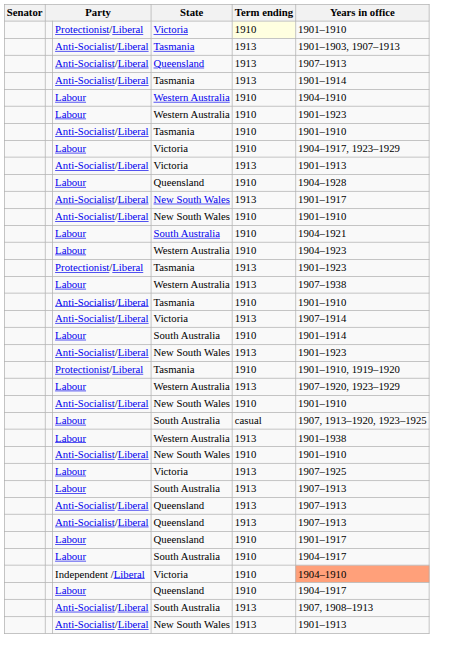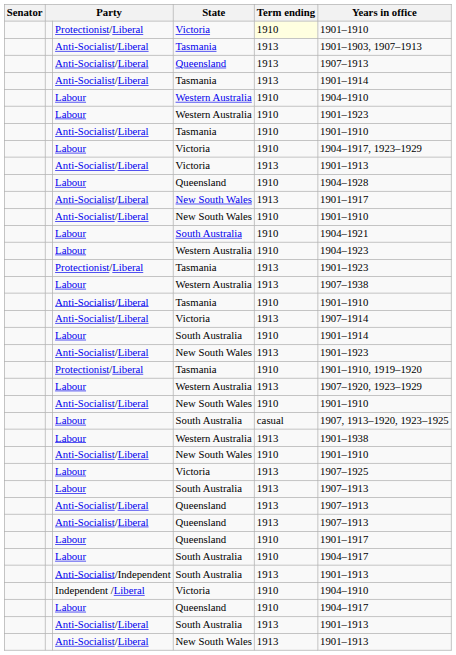+ row: (113, 574)
(322, 574) lightsalmon background -> (344, 591) no background
(336, 608) 1907, 1908–1913 -> (344, 625) 1901–1913
